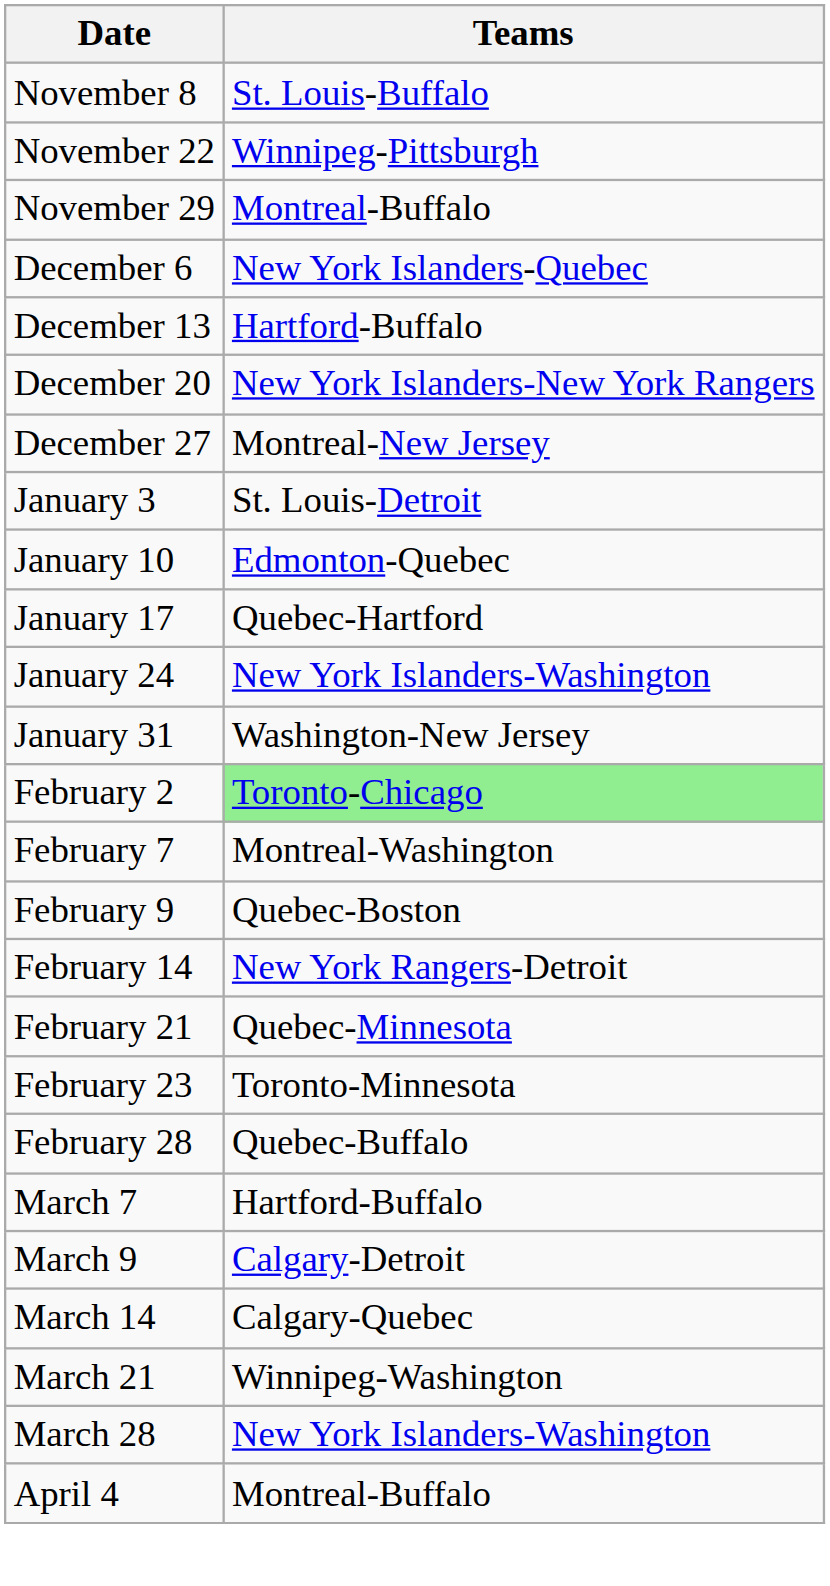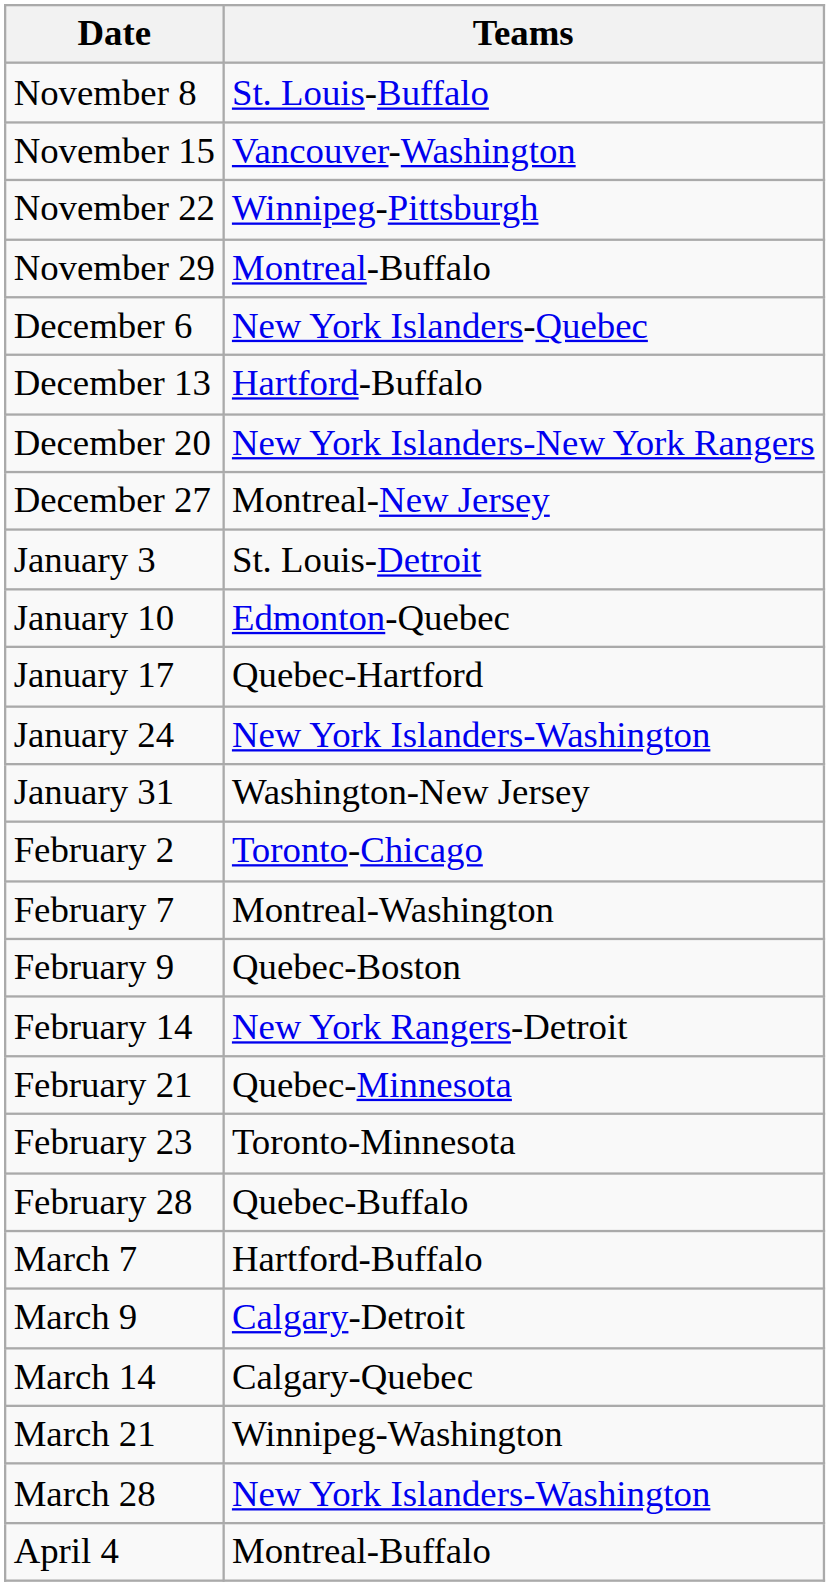+ row: (114, 150)
(357, 792) lightgreen background -> (357, 850) no background
